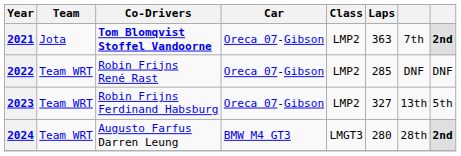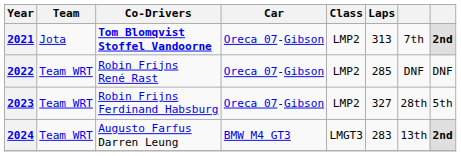(382, 39) 363 -> (382, 39) 313
(414, 103) 13th -> (414, 103) 28th
(382, 135) 280 -> (382, 135) 283
(414, 135) 28th -> (414, 135) 13th
